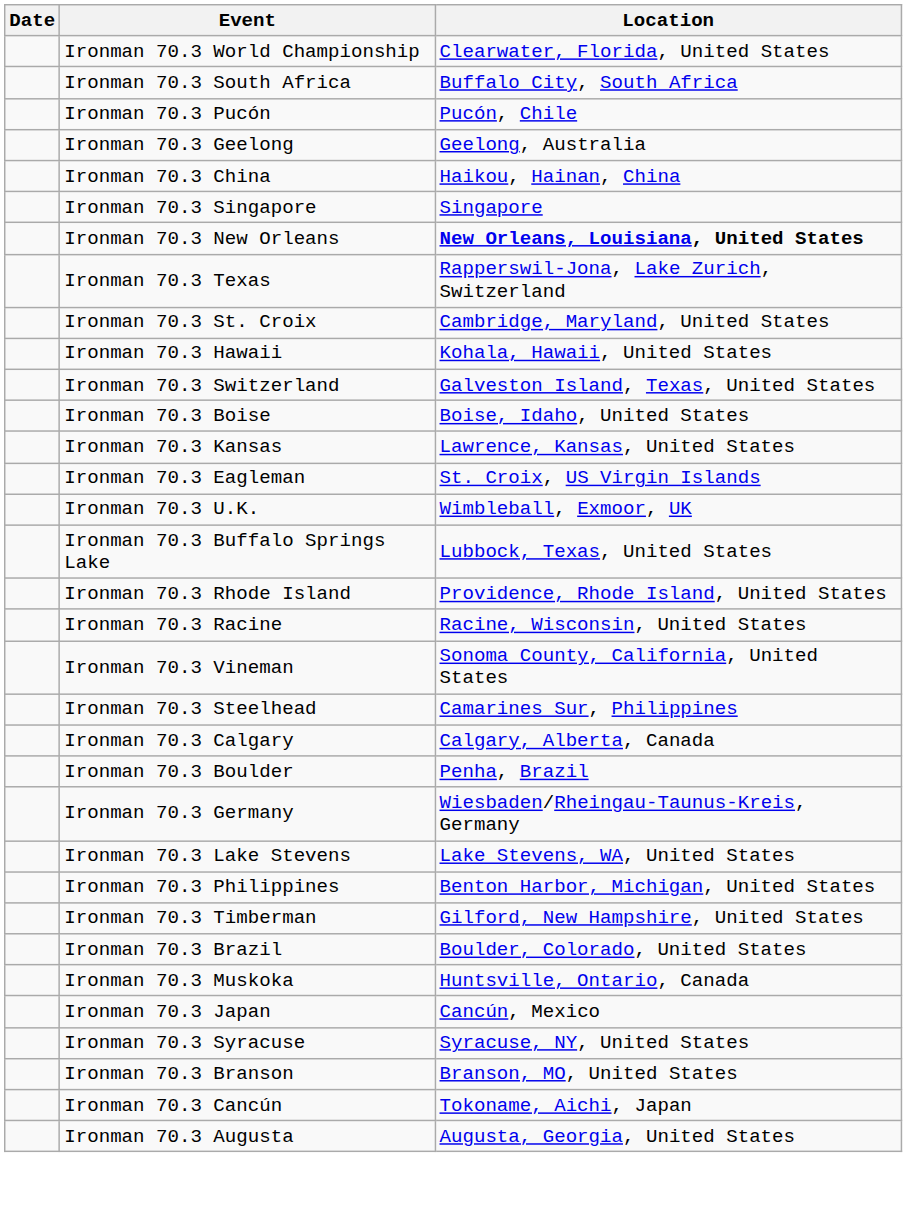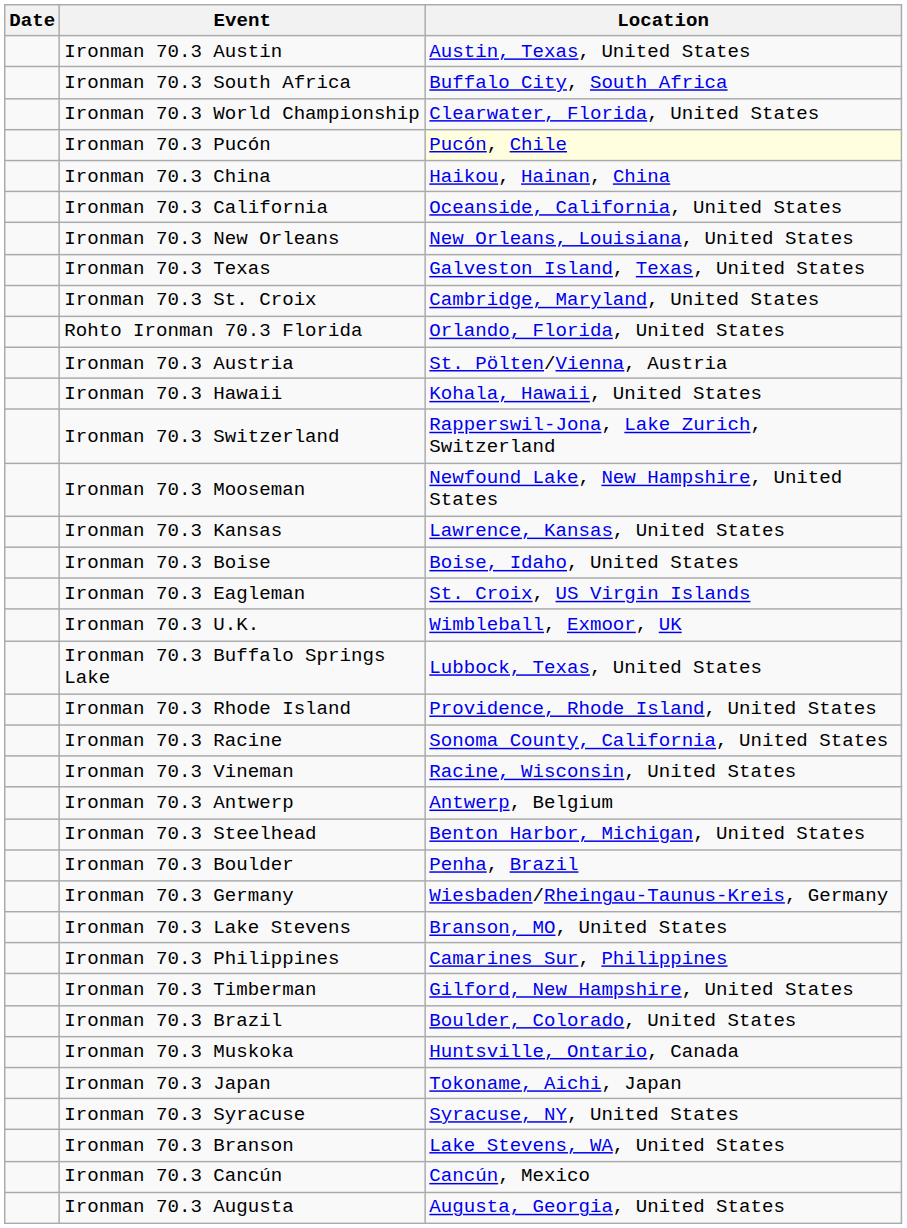+ row: (173, 51)
rows swapped: (242, 51) <-> (208, 83)
(508, 114) no background -> (498, 145) lightyellow background
- row: (179, 145)
- row: (190, 207)
+ row: (196, 207)
(652, 238) bold -> (642, 238) normal
(606, 280) Rapperswil-Jona, Lake Zurich, Switzerland -> (647, 269) Galveston Island, Texas, United States
+ row: (213, 332)
+ row: (179, 363)
(657, 385) Galveston Island, Texas, United States -> (596, 436) Rapperswil-Jona, Lake Zurich, Switzerland
+ row: (185, 489)
rows swapped: (173, 447) <-> (167, 416)
(623, 625) Racine, Wisconsin, United States -> (659, 741) Sonoma County, California, United States
(629, 667) Sonoma County, California, United States -> (613, 772) Racine, Wisconsin, United States
+ row: (179, 803)
(589, 709) Camarines Sur, Philippines -> (647, 834) Benton Harbor, Michigan, United States
- row: (179, 741)
(617, 856) Lake Stevens, WA, United States -> (578, 927) Branson, MO, United States
(657, 887) Benton Harbor, Michigan, United States -> (578, 959) Camarines Sur, Philippines
(520, 1012) Cancún, Mexico -> (556, 1083) Tokoname, Aichi, Japan
(589, 1074) Branson, MO, United States -> (607, 1145) Lake Stevens, WA, United States
(566, 1105) Tokoname, Aichi, Japan -> (510, 1177) Cancún, Mexico
